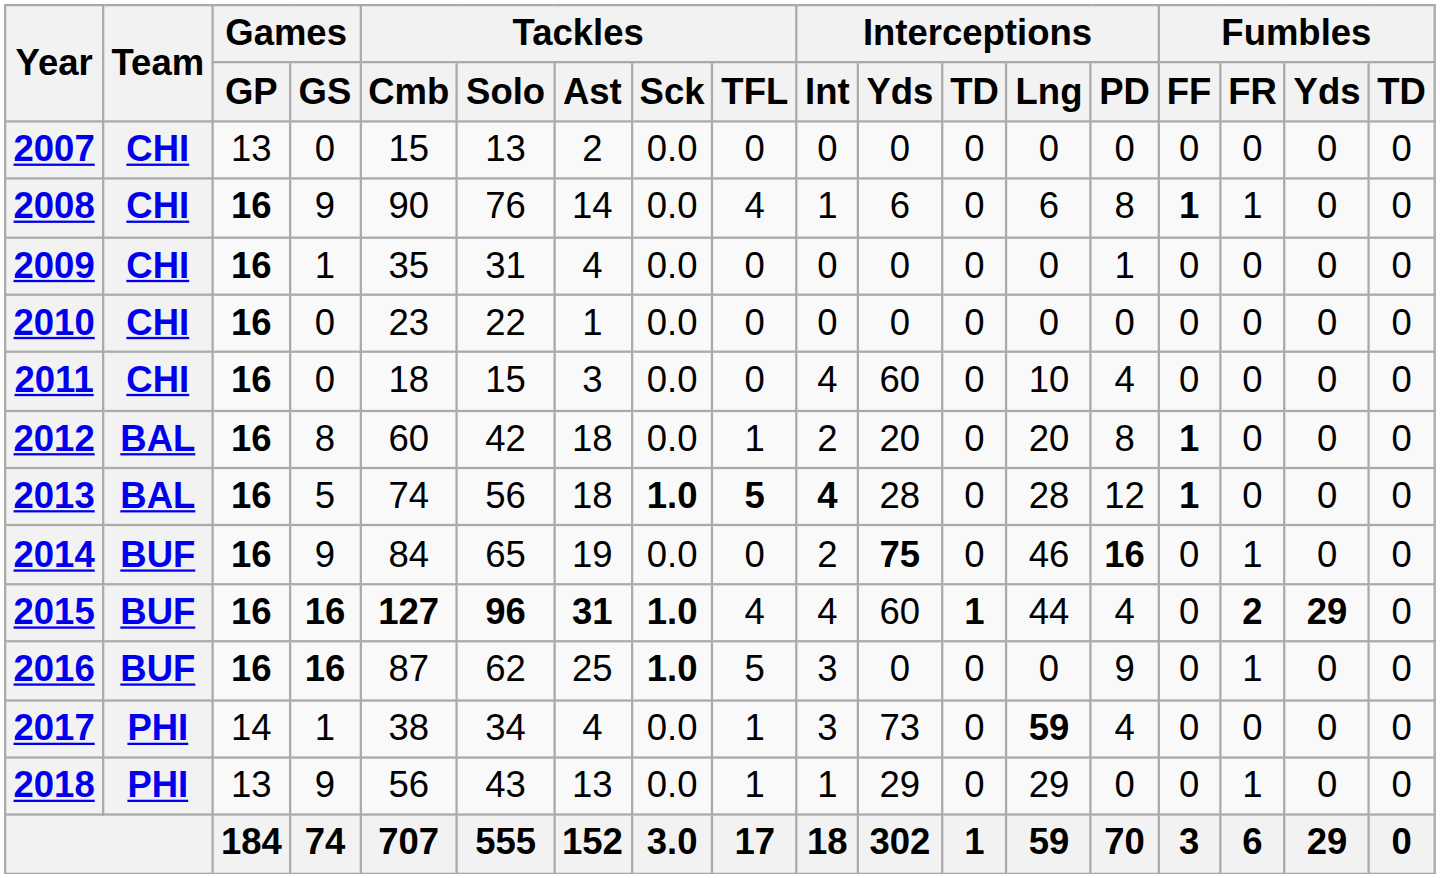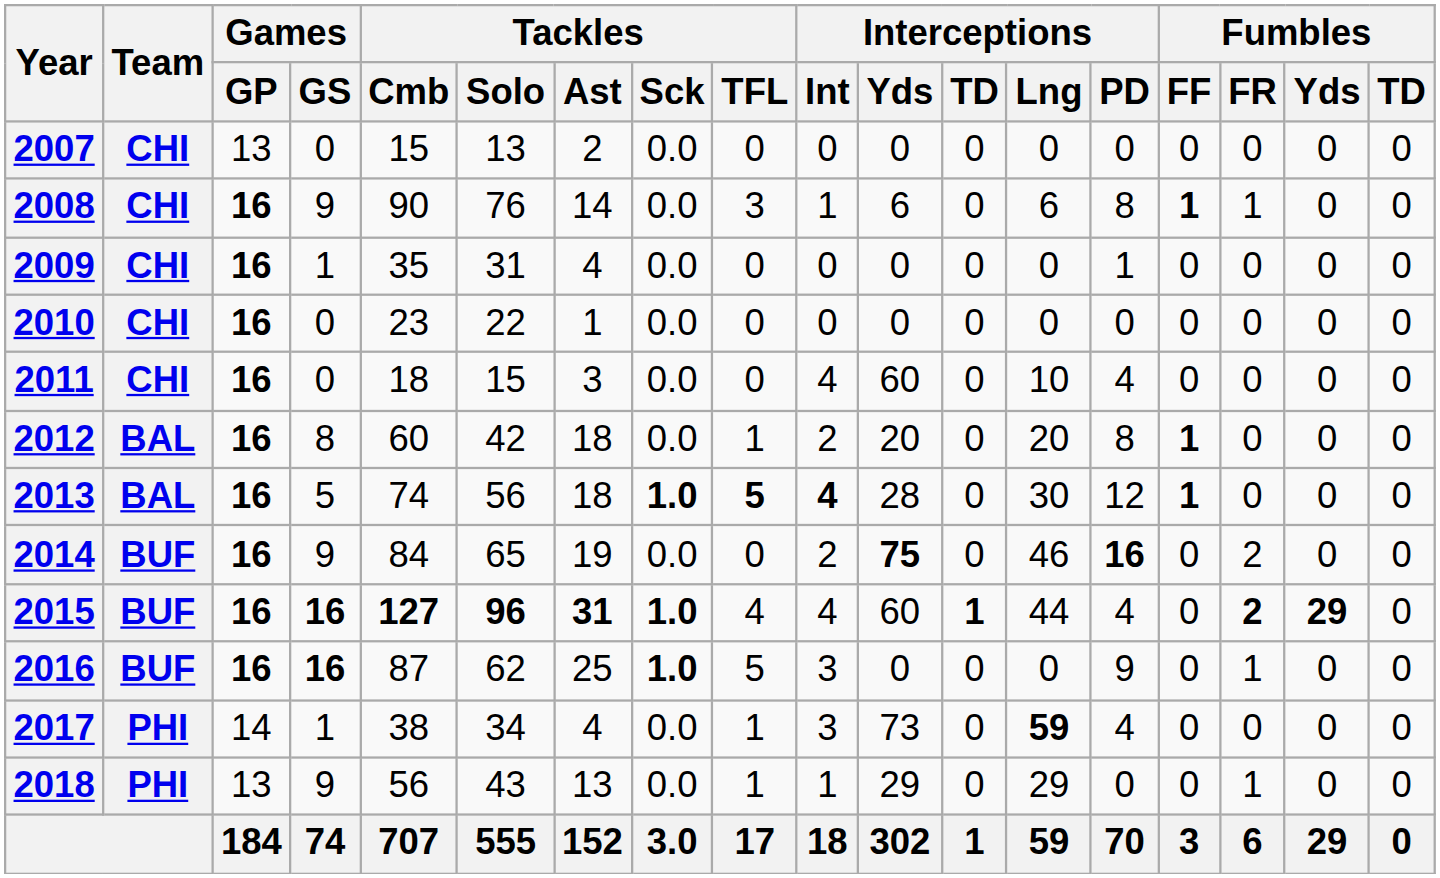(755, 206) 4 -> (755, 206) 3
(1049, 496) 28 -> (1049, 496) 30
(1252, 554) 1 -> (1252, 554) 2
